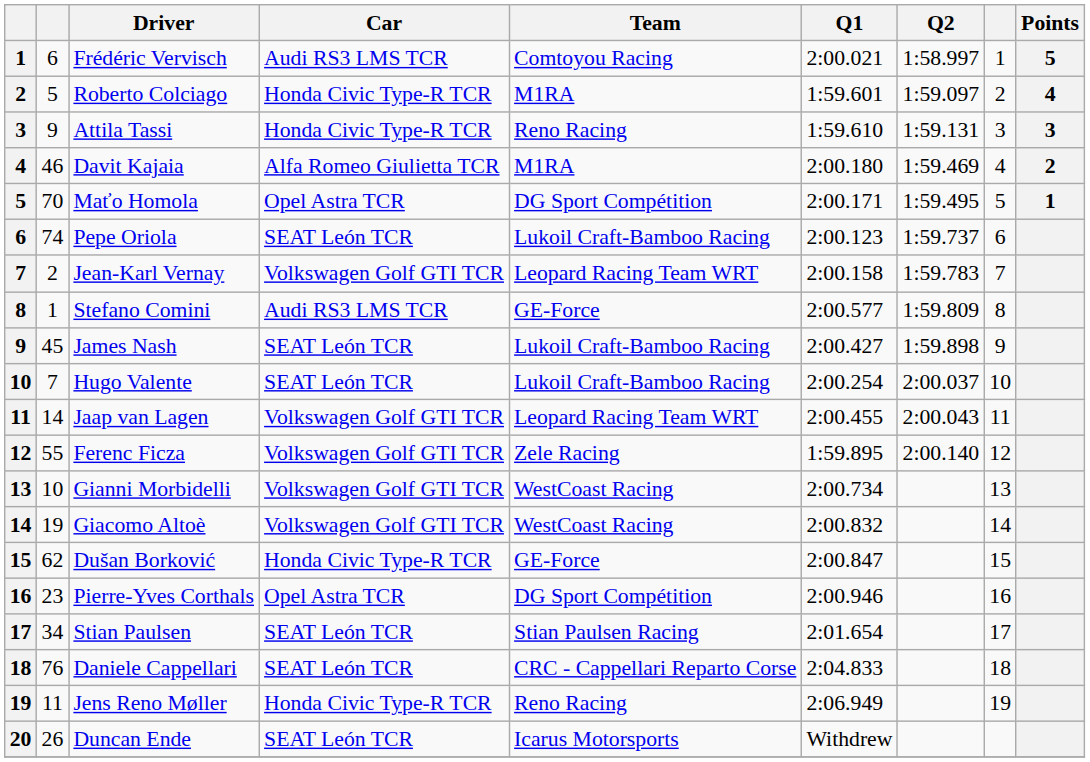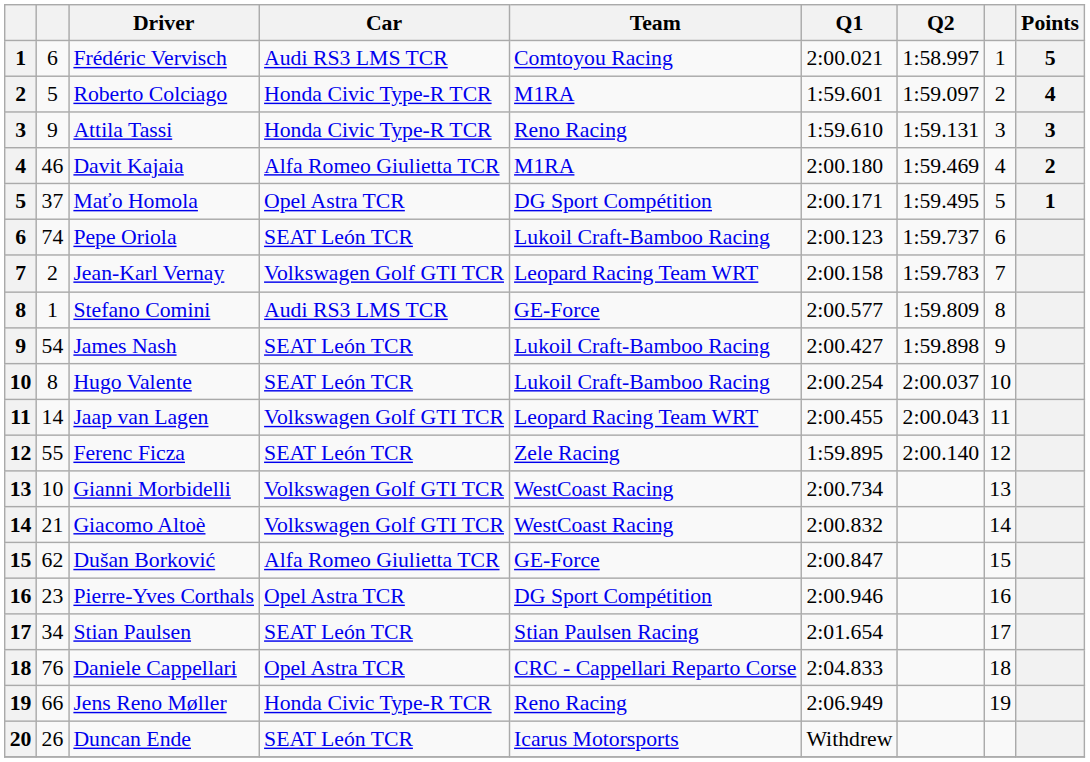(52, 201) 70 -> (52, 201) 37
(52, 345) 45 -> (52, 345) 54
(52, 381) 7 -> (52, 381) 8
(384, 452) Volkswagen Golf GTI TCR -> (338, 452) SEAT León TCR
(52, 524) 19 -> (52, 524) 21
(378, 560) Honda Civic Type-R TCR -> (382, 560) Alfa Romeo Giulietta TCR
(338, 667) SEAT León TCR -> (334, 667) Opel Astra TCR
(52, 703) 11 -> (52, 703) 66
